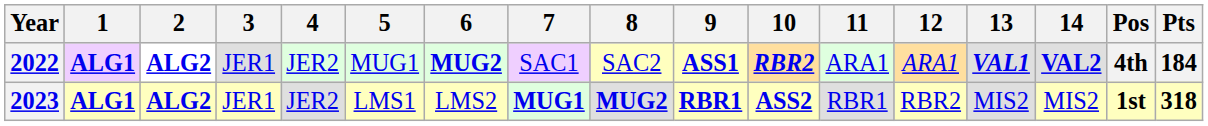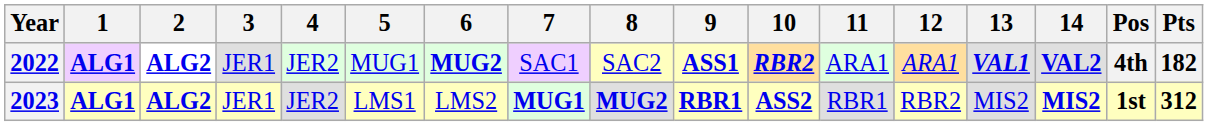(1179, 62) 184 -> (1179, 62) 182
(1071, 100) normal -> (1071, 100) bold
(1179, 100) 318 -> (1179, 100) 312
